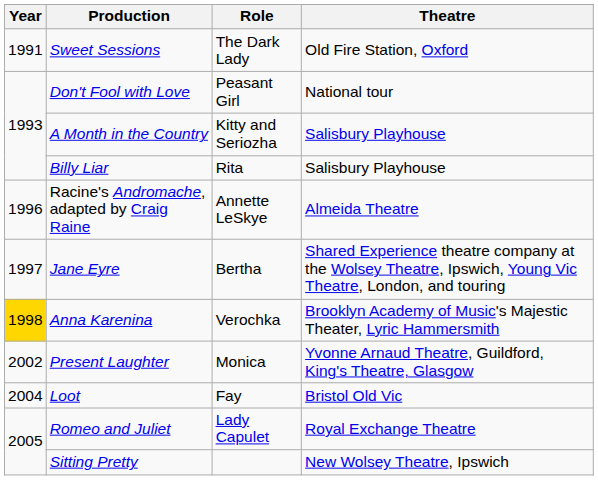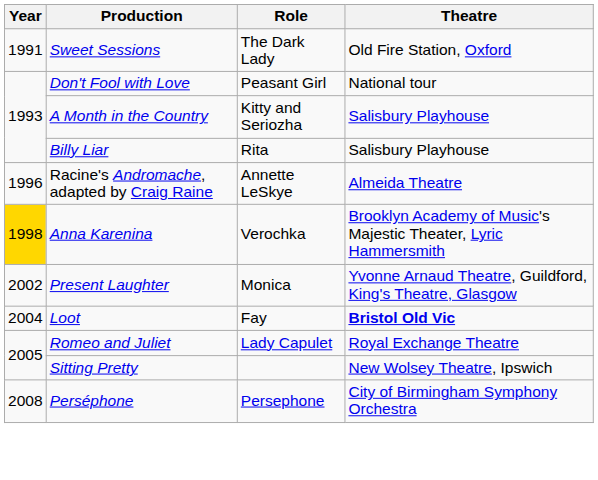- row: (85, 269)
(354, 395) normal -> (402, 318) bold
+ row: (92, 401)
